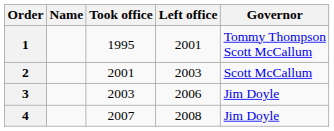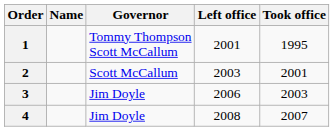columns swapped: (121, 15) <-> (275, 15)
